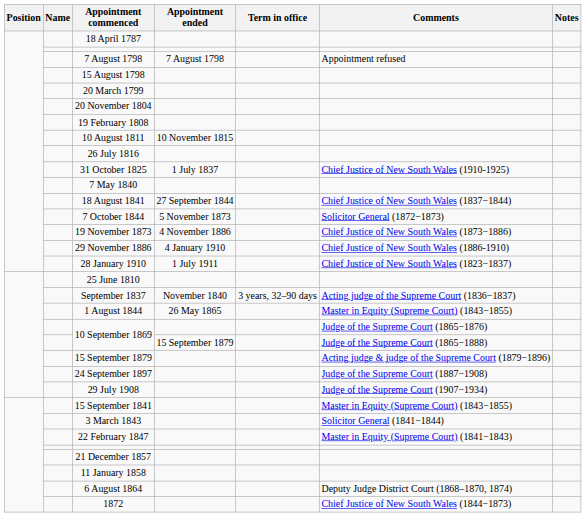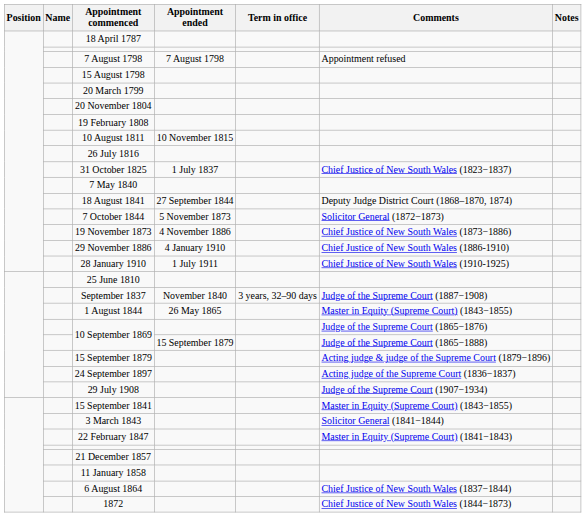(415, 169) Chief Justice of New South Wales (1910-1925) -> (416, 169) Chief Justice of New South Wales (1823−1837)
(416, 201) Chief Justice of New South Wales (1837−1844) -> (417, 201) Deputy Judge District Court (1868–1870, 1874)
(416, 264) Chief Justice of New South Wales (1823−1837) -> (415, 264) Chief Justice of New South Wales (1910-1925)
(419, 295) Acting judge of the Supreme Court (1836−1837) -> (404, 295) Judge of the Supreme Court (1887−1908)
(404, 374) Judge of the Supreme Court (1887−1908) -> (419, 374) Acting judge of the Supreme Court (1836−1837)
(417, 488) Deputy Judge District Court (1868–1870, 1874) -> (416, 488) Chief Justice of New South Wales (1837−1844)
